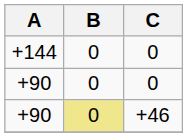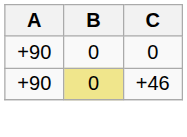- row: (34, 52)
